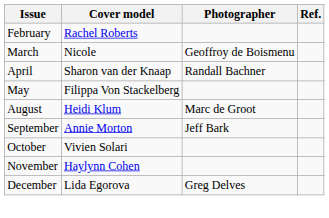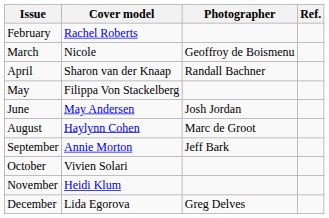+ row: (18, 109)
(92, 109) Heidi Klum -> (102, 128) Haylynn Cohen
(102, 166) Haylynn Cohen -> (92, 185) Heidi Klum
